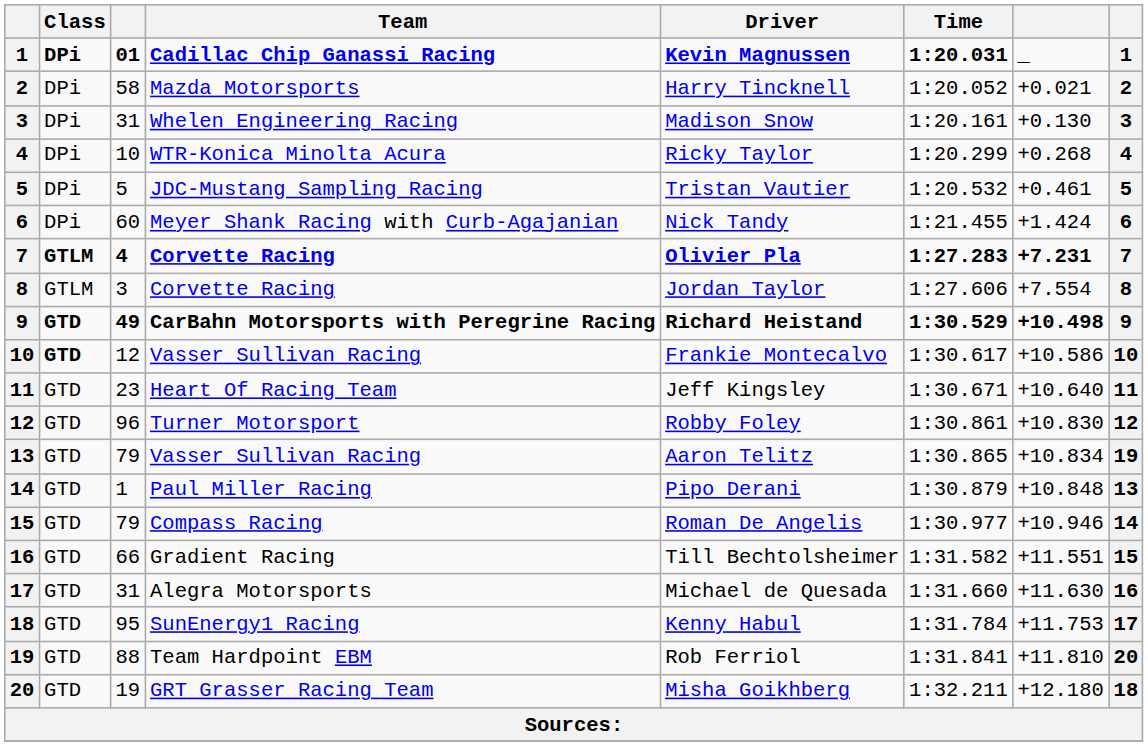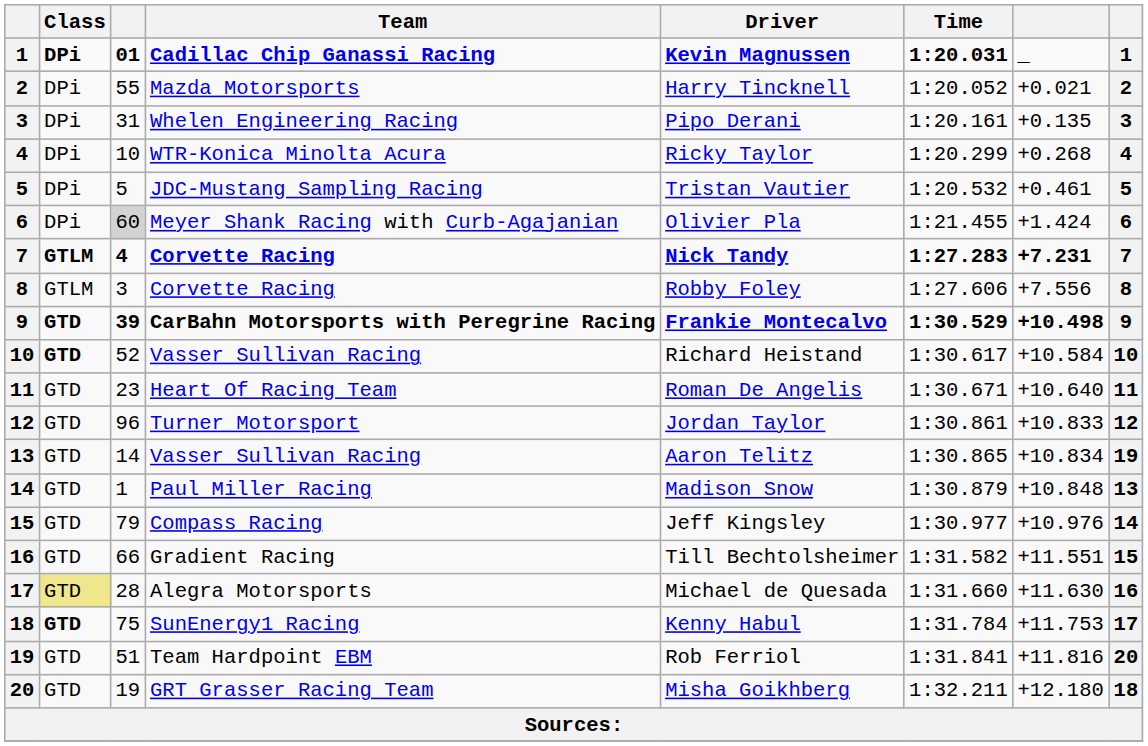(128, 88) 58 -> (128, 88) 55
(739, 122) Madison Snow -> (733, 122) Pipo Derani
(1055, 122) +0.130 -> (1055, 122) +0.135
(128, 222) no background -> (128, 222) lightgrey background
(727, 222) Nick Tandy -> (733, 222) Olivier Pla
(733, 256) Olivier Pla -> (727, 256) Nick Tandy
(745, 289) Jordan Taylor -> (733, 289) Robby Foley
(1055, 289) +7.554 -> (1055, 289) +7.556
(128, 323) 49 -> (128, 323) 39
(764, 323) Richard Heistand -> (776, 323) Frankie Montecalvo
(128, 356) 12 -> (128, 356) 52
(776, 356) Frankie Montecalvo -> (764, 356) Richard Heistand
(1061, 356) +10.586 -> (1061, 356) +10.584
(745, 390) Jeff Kingsley -> (764, 390) Roman De Angelis
(733, 423) Robby Foley -> (745, 423) Jordan Taylor
(1061, 423) +10.830 -> (1061, 423) +10.833
(128, 457) 79 -> (128, 457) 14
(733, 490) Pipo Derani -> (739, 490) Madison Snow
(764, 524) Roman De Angelis -> (745, 524) Jeff Kingsley
(1061, 524) +10.946 -> (1061, 524) +10.976
(63, 591) no background -> (63, 591) khaki background
(128, 591) 31 -> (128, 591) 28
(63, 624) normal -> (63, 624) bold
(128, 624) 95 -> (128, 624) 75
(128, 658) 88 -> (128, 658) 51
(1061, 658) +11.810 -> (1061, 658) +11.816
